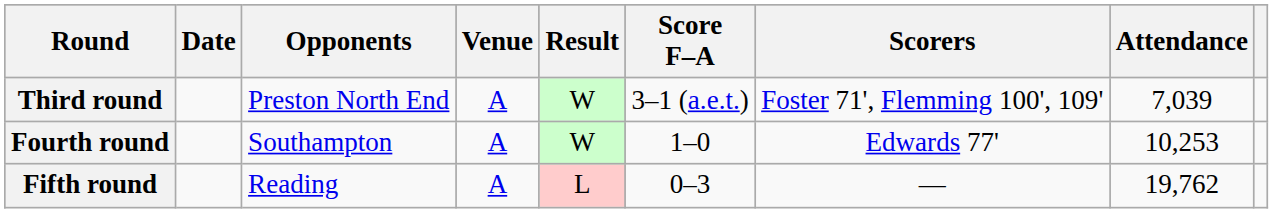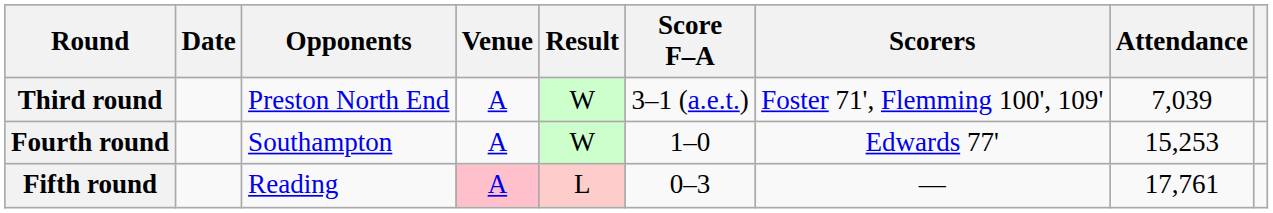(1182, 142) 10,253 -> (1182, 142) 15,253
(497, 185) no background -> (497, 185) pink background
(1182, 185) 19,762 -> (1182, 185) 17,761
